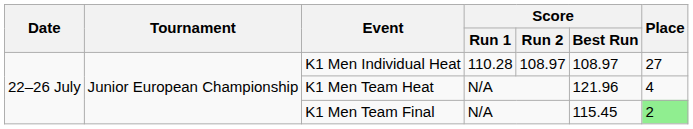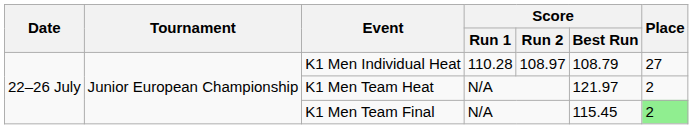(595, 64) 108.97 -> (595, 64) 108.79
(595, 87) 121.96 -> (595, 87) 121.97
(650, 87) 4 -> (650, 87) 2
